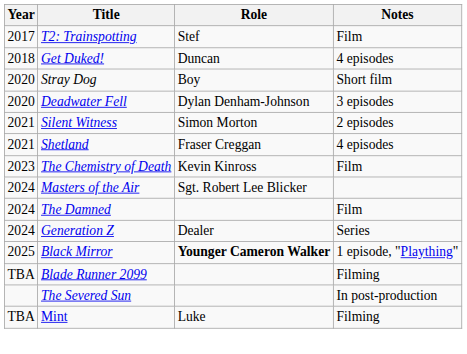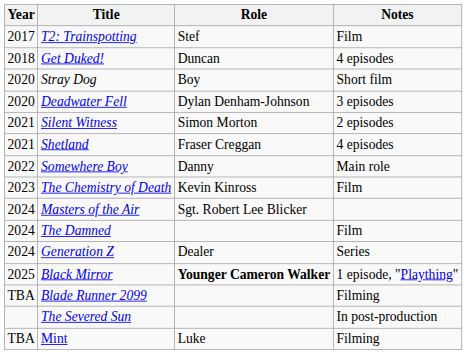+ row: (84, 166)
